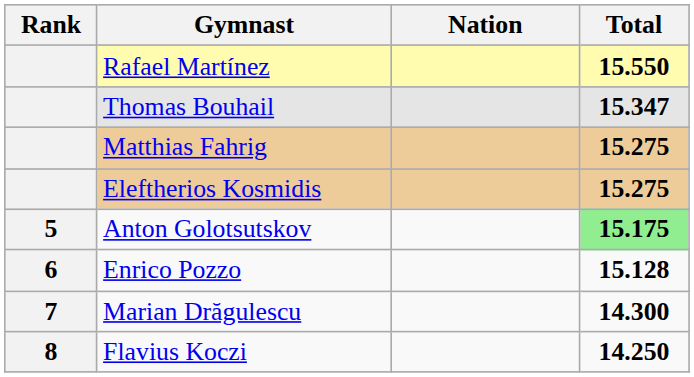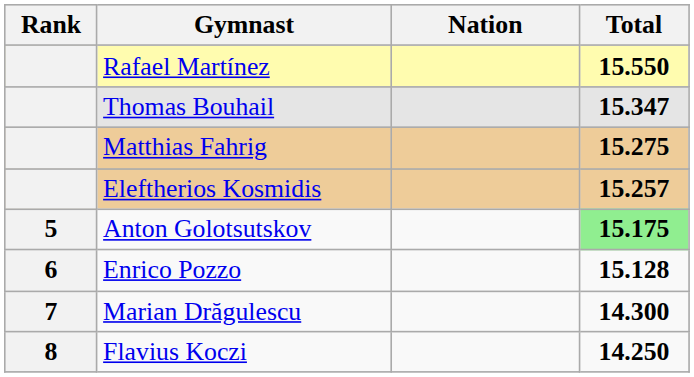(634, 188) 15.275 -> (634, 188) 15.257
